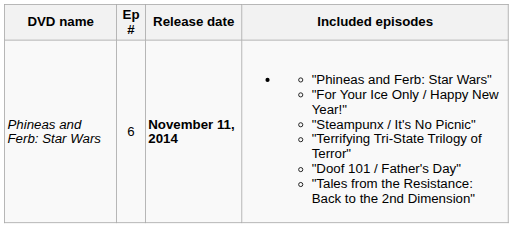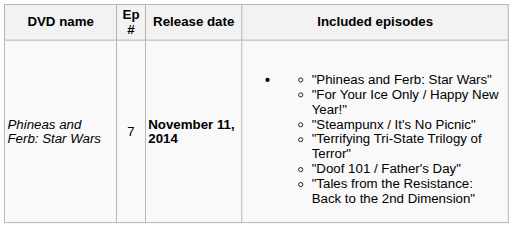(131, 131) 6 -> (131, 131) 7
